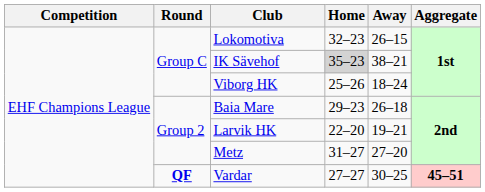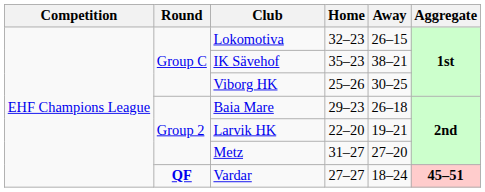(346, 61) lightgrey background -> (346, 61) no background
(389, 84) 18–24 -> (389, 84) 30–25
(389, 175) 30–25 -> (389, 175) 18–24
